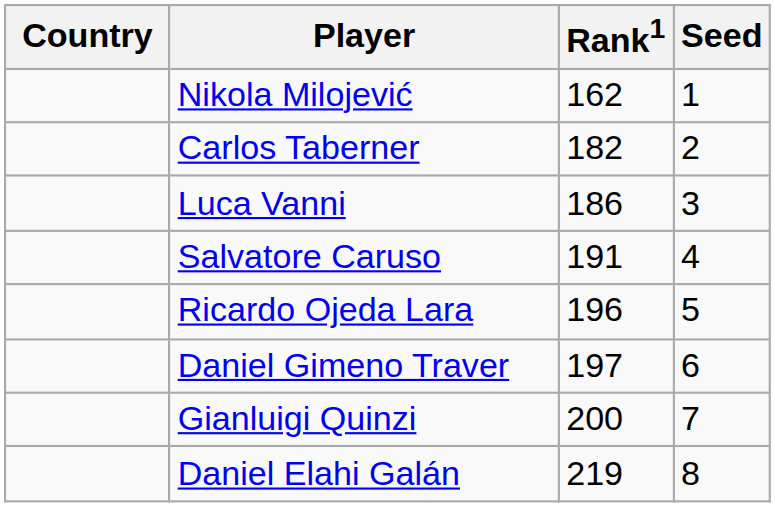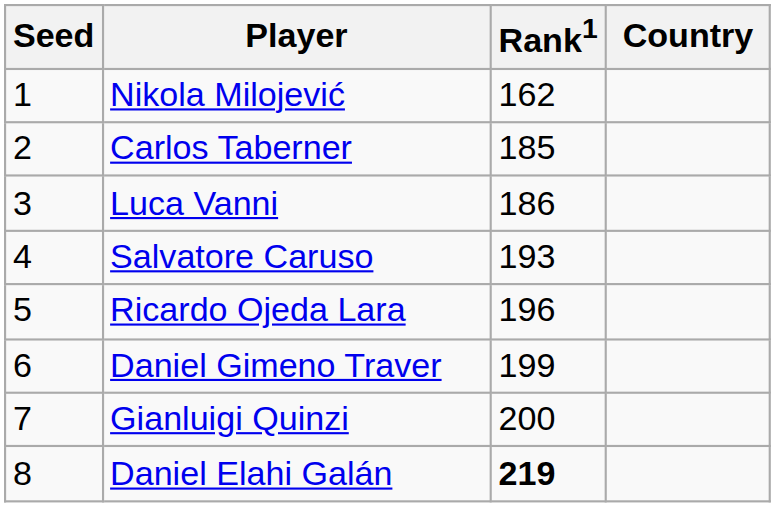columns swapped: (87, 36) <-> (722, 36)
(595, 148) 182 -> (527, 148) 185
(595, 256) 191 -> (527, 256) 193
(595, 365) 197 -> (527, 365) 199
(595, 473) normal -> (527, 473) bold
